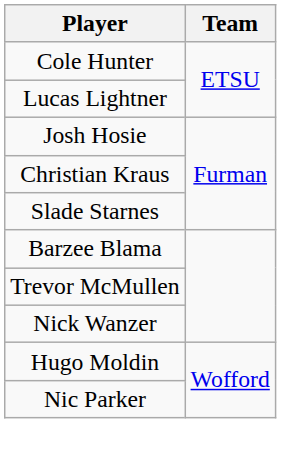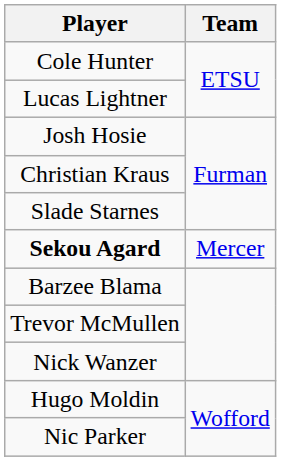+ row: (95, 248)
